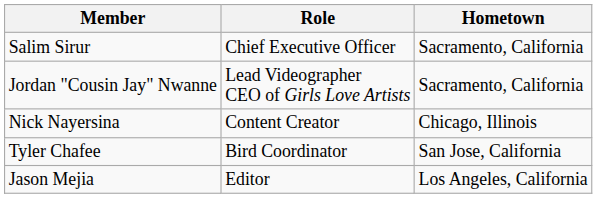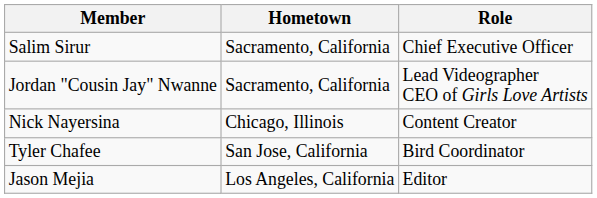columns swapped: (503, 18) <-> (318, 18)
